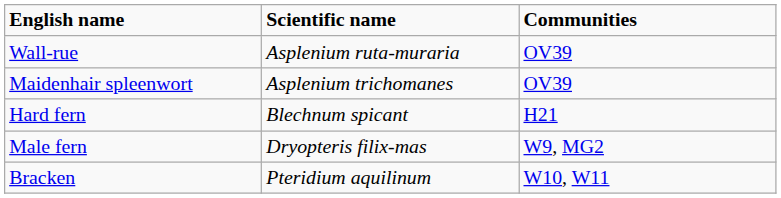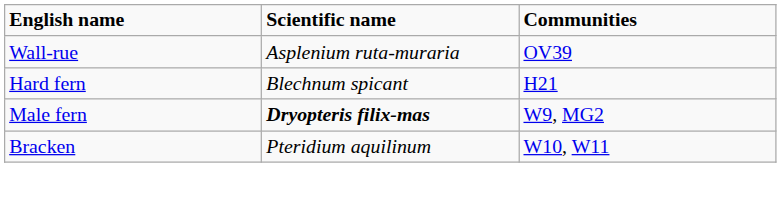- row: (101, 83)
(347, 146) normal -> (348, 114) bold
